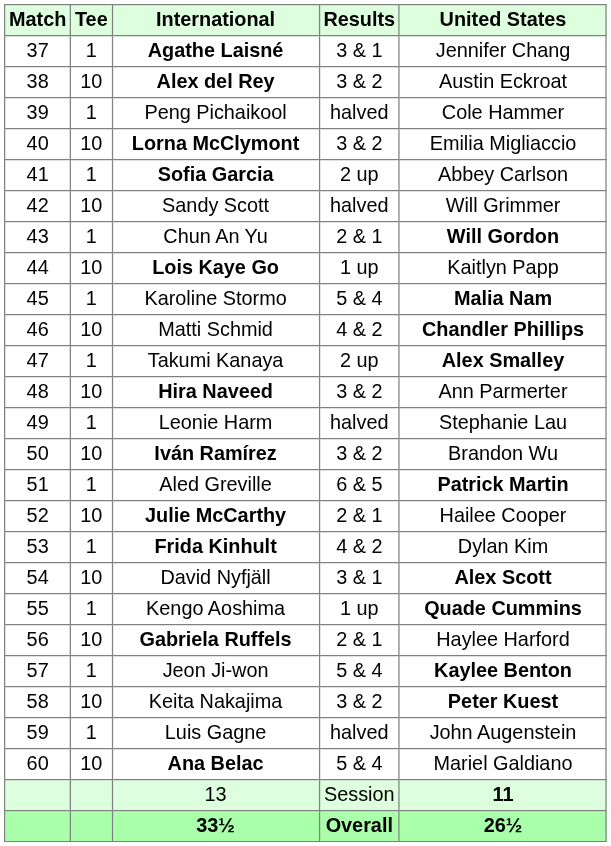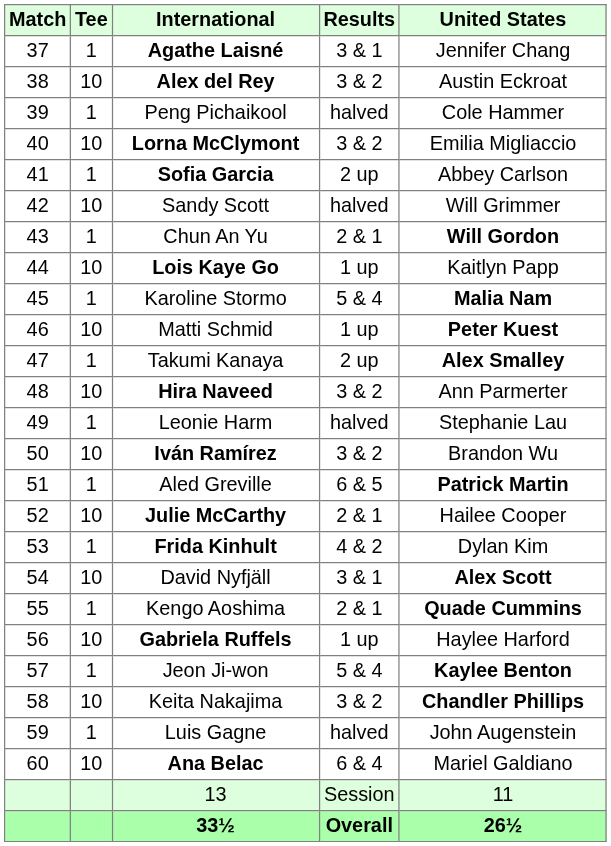(359, 330) 4 & 2 -> (359, 330) 1 up
(503, 330) Chandler Phillips -> (503, 330) Peter Kuest
(359, 608) 1 up -> (359, 608) 2 & 1
(359, 640) 2 & 1 -> (359, 640) 1 up
(503, 702) Peter Kuest -> (503, 702) Chandler Phillips
(359, 764) 5 & 4 -> (359, 764) 6 & 4
(503, 794) bold -> (503, 794) normal
